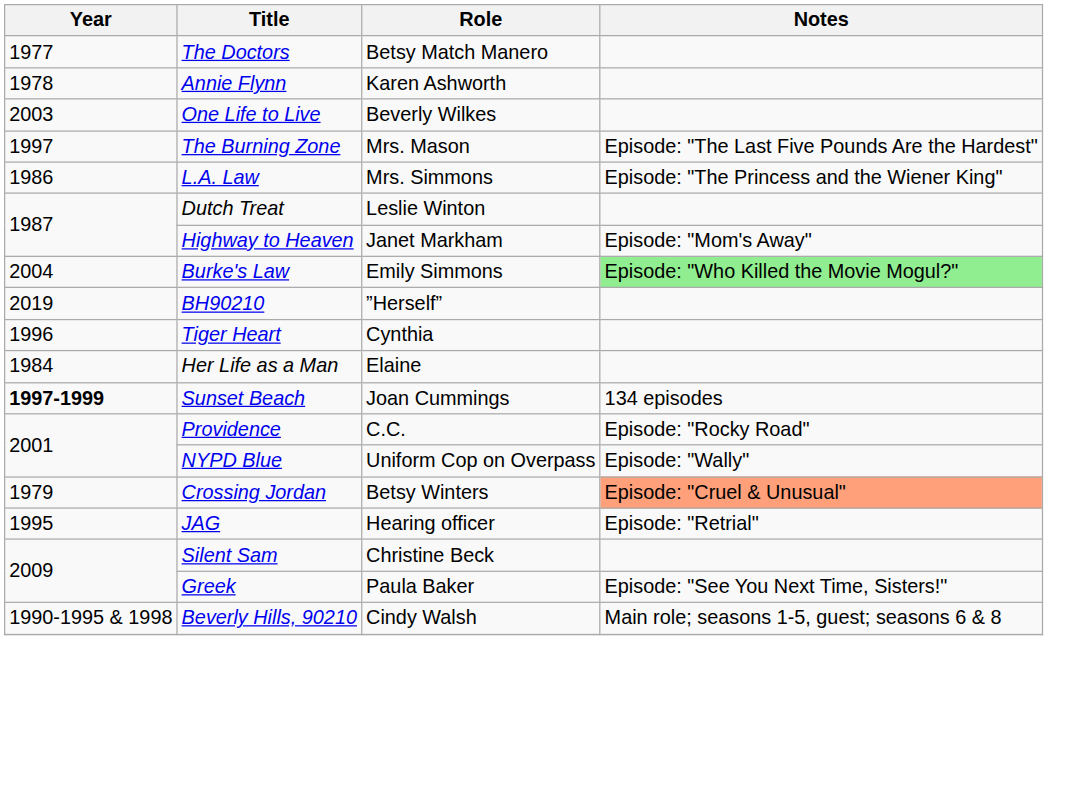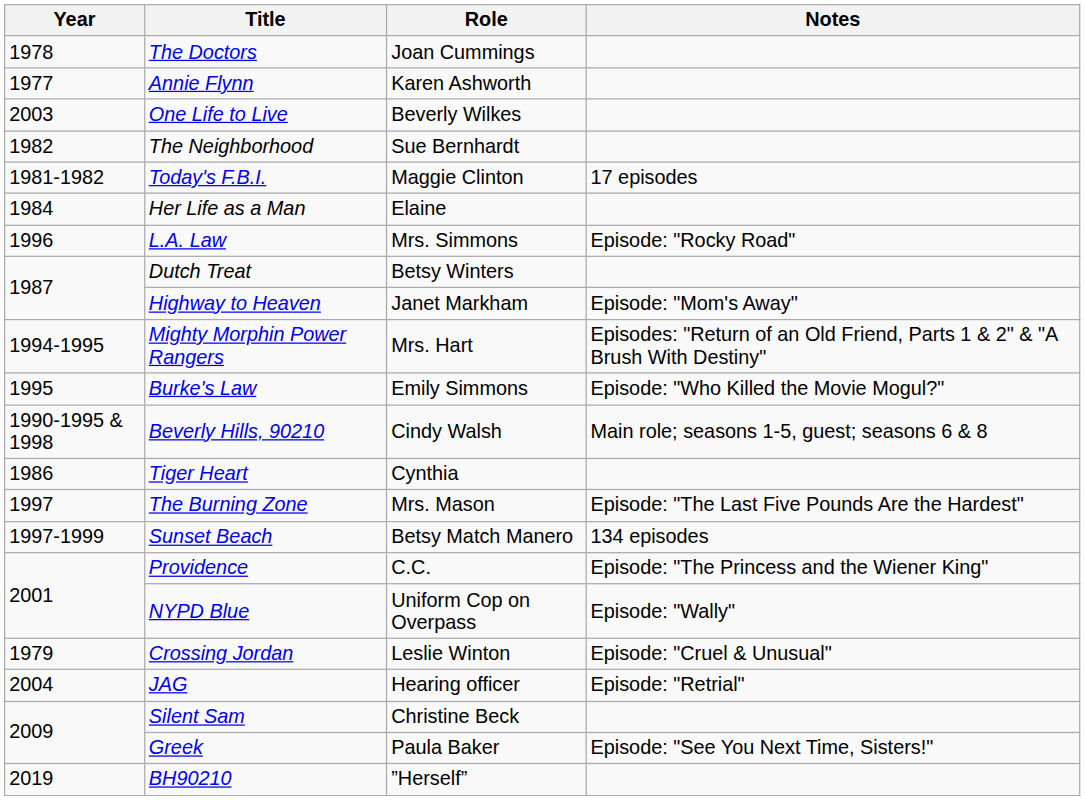(31, 51) 1977 -> (31, 51) 1978
(457, 51) Betsy Match Manero -> (463, 51) Joan Cummings
(31, 83) 1978 -> (31, 83) 1977
+ row: (231, 146)
+ row: (208, 177)
rows swapped: (260, 366) <-> (261, 146)
(31, 177) 1986 -> (31, 240) 1996
(804, 177) Episode: "The Princess and the Wiener King" -> (693, 240) Episode: "Rocky Road"
(426, 209) Leslie Winton -> (452, 271) Betsy Winters
+ row: (248, 346)
(31, 271) 2004 -> (31, 388) 1995
(781, 271) lightgreen background -> (767, 388) no background
rows swapped: (269, 618) <-> (223, 303)
(31, 334) 1996 -> (31, 473) 1986
(57, 397) bold -> (57, 536) normal
(438, 397) Joan Cummings -> (482, 536) Betsy Match Manero
(707, 429) Episode: "Rocky Road" -> (789, 568) Episode: "The Princess and the Wiener King"
(427, 492) Betsy Winters -> (451, 653) Leslie Winton
(725, 492) lightsalmon background -> (711, 653) no background
(31, 523) 1995 -> (31, 685) 2004
